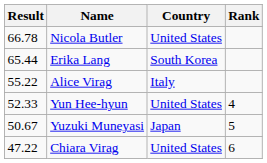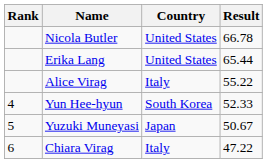columns swapped: (244, 15) <-> (26, 15)
(184, 59) South Korea -> (181, 59) United States
(186, 103) United States -> (179, 103) South Korea
(186, 148) United States -> (157, 148) Italy
